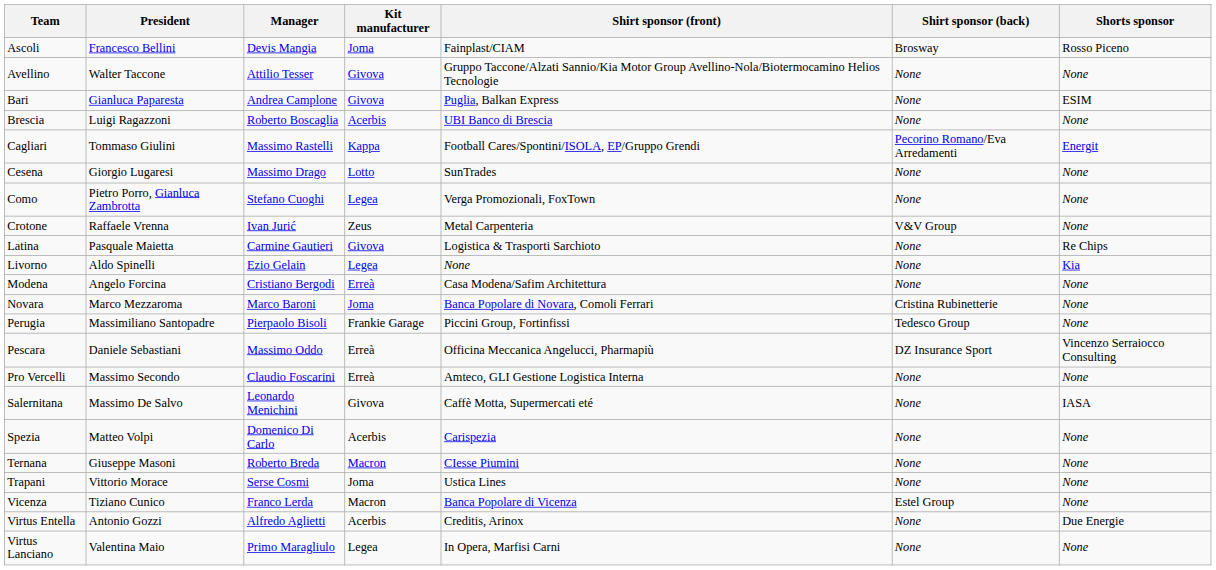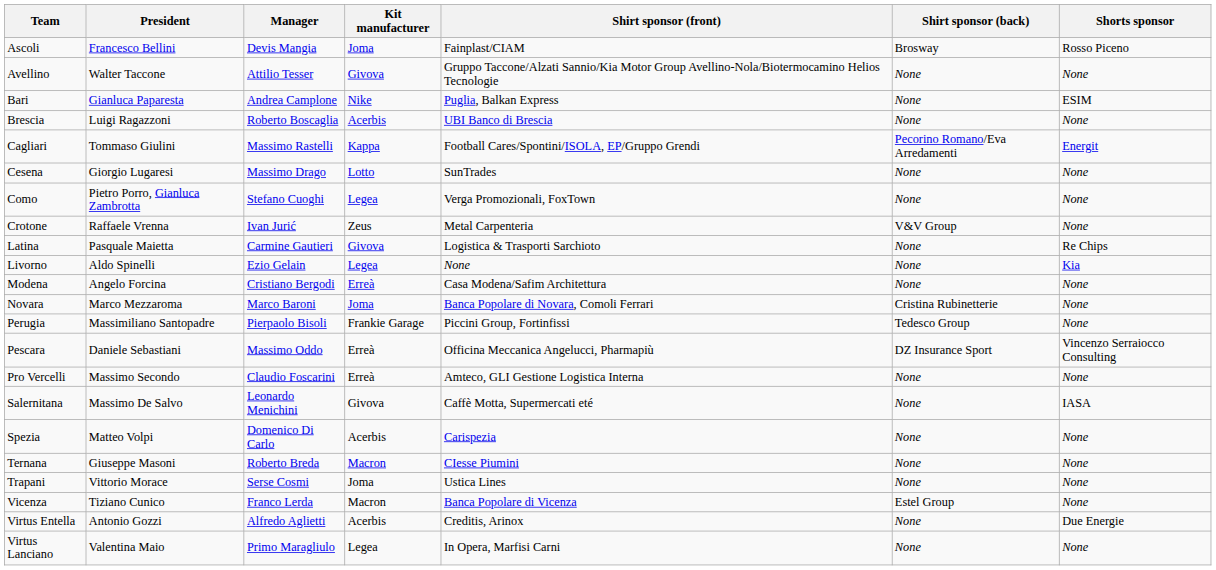(366, 100) Givova -> (360, 100) Nike
